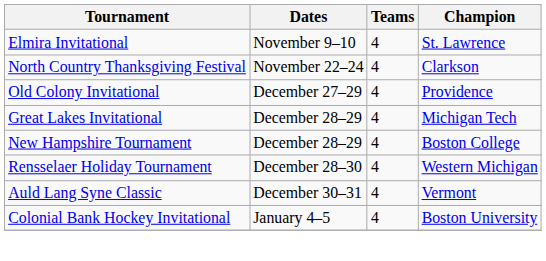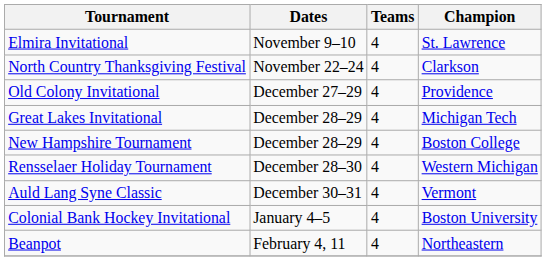+ row: (35, 243)
